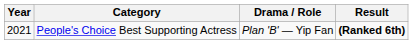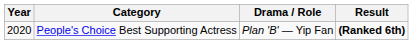(19, 30) 2021 -> (19, 30) 2020
